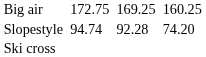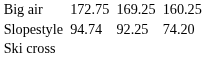(132, 29) 92.28 -> (132, 29) 92.25
